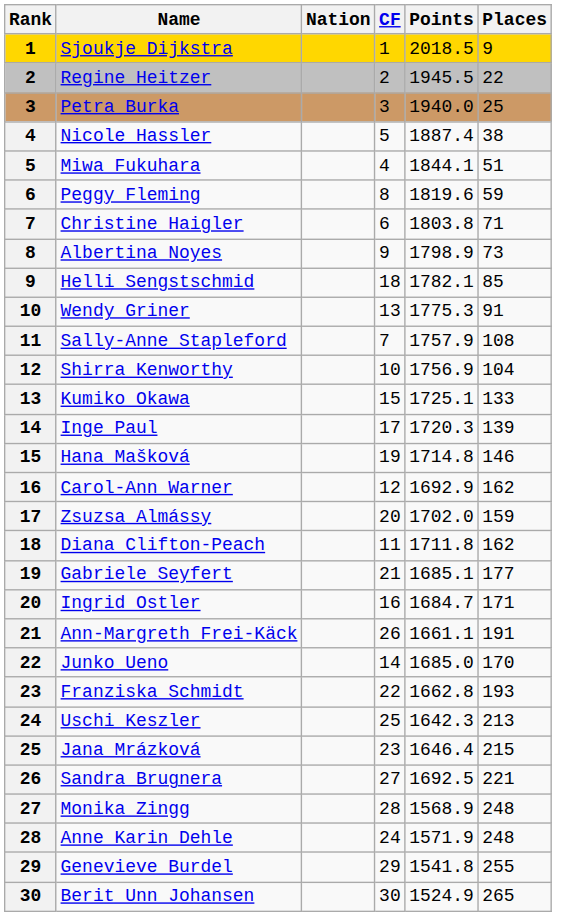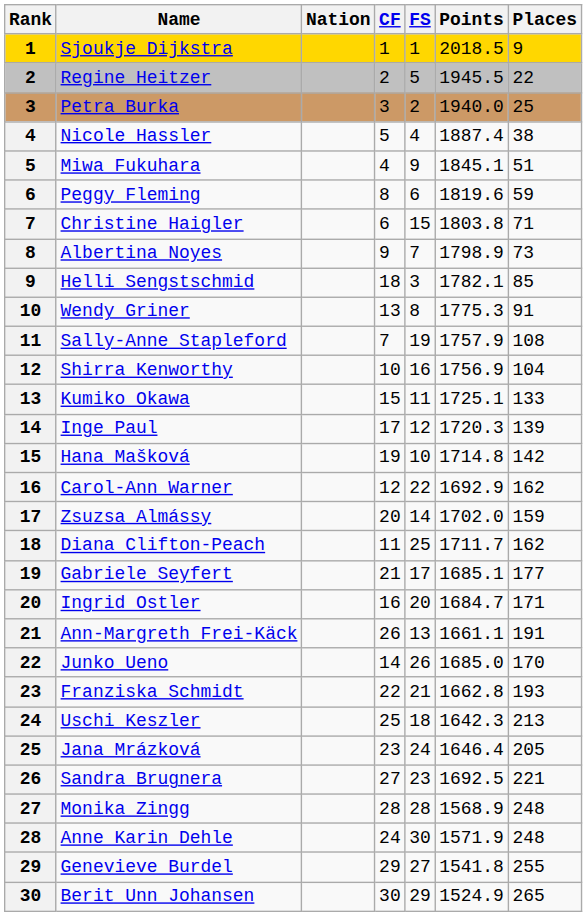+ column: (420, 19)
(442, 166) 1844.1 -> (472, 166) 1845.1
(498, 458) 146 -> (529, 458) 142
(442, 546) 1711.8 -> (472, 546) 1711.7
(498, 750) 215 -> (529, 750) 205
